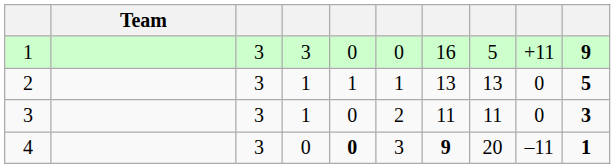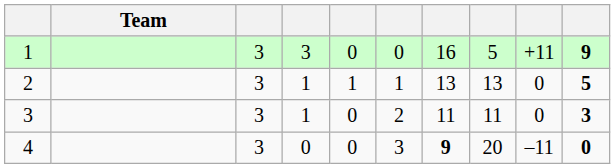(352, 147) bold -> (352, 147) normal
(586, 147) 1 -> (586, 147) 0
